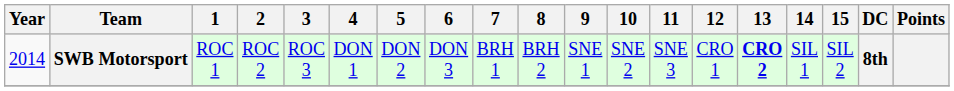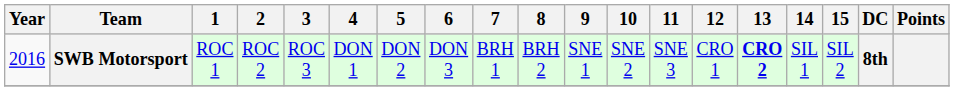(27, 59) 2014 -> (27, 59) 2016
